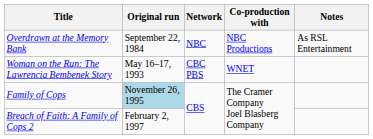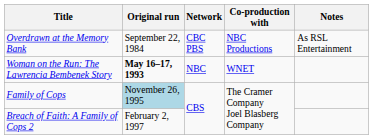(196, 43) NBC -> (196, 43) CBC PBS
(148, 69) normal -> (148, 69) bold
(196, 69) CBC PBS -> (196, 69) NBC
